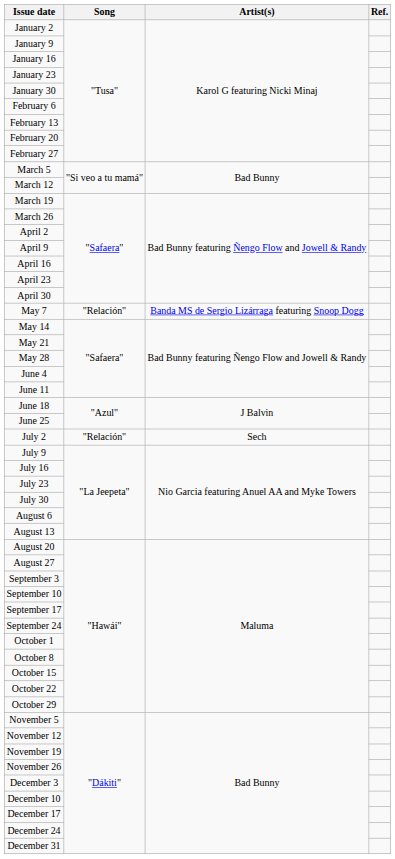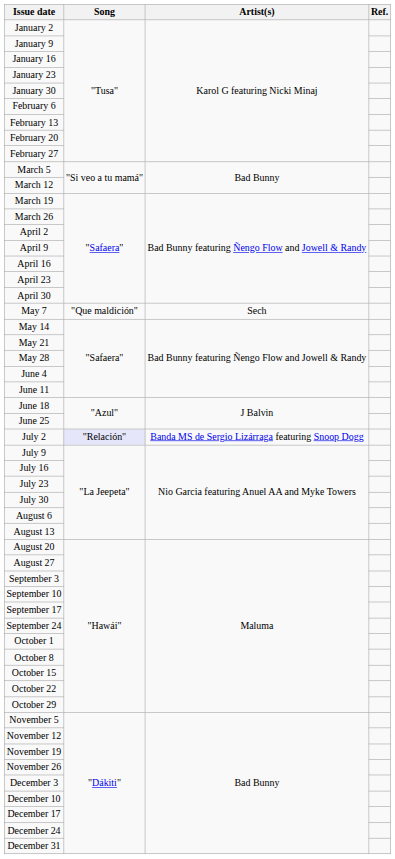(104, 311) "Relación" -> (104, 311) "Que maldición"
(257, 311) Banda MS de Sergio Lizárraga featuring Snoop Dogg -> (257, 311) Sech
(104, 437) no background -> (104, 437) lavender background
(257, 437) Sech -> (257, 437) Banda MS de Sergio Lizárraga featuring Snoop Dogg
